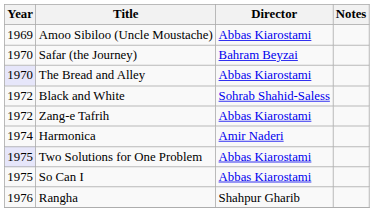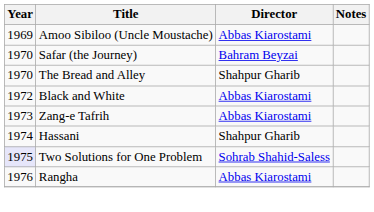(20, 75) lavender background -> (20, 75) no background
(265, 75) Abbas Kiarostami -> (259, 75) Shahpur Gharib
(274, 95) Sohrab Shahid-Saless -> (265, 95) Abbas Kiarostami
(20, 116) 1972 -> (20, 116) 1973
- row: (67, 136)
+ row: (59, 136)
(265, 156) Abbas Kiarostami -> (274, 156) Sohrab Shahid-Saless
- row: (61, 177)
(259, 197) Shahpur Gharib -> (265, 177) Abbas Kiarostami
